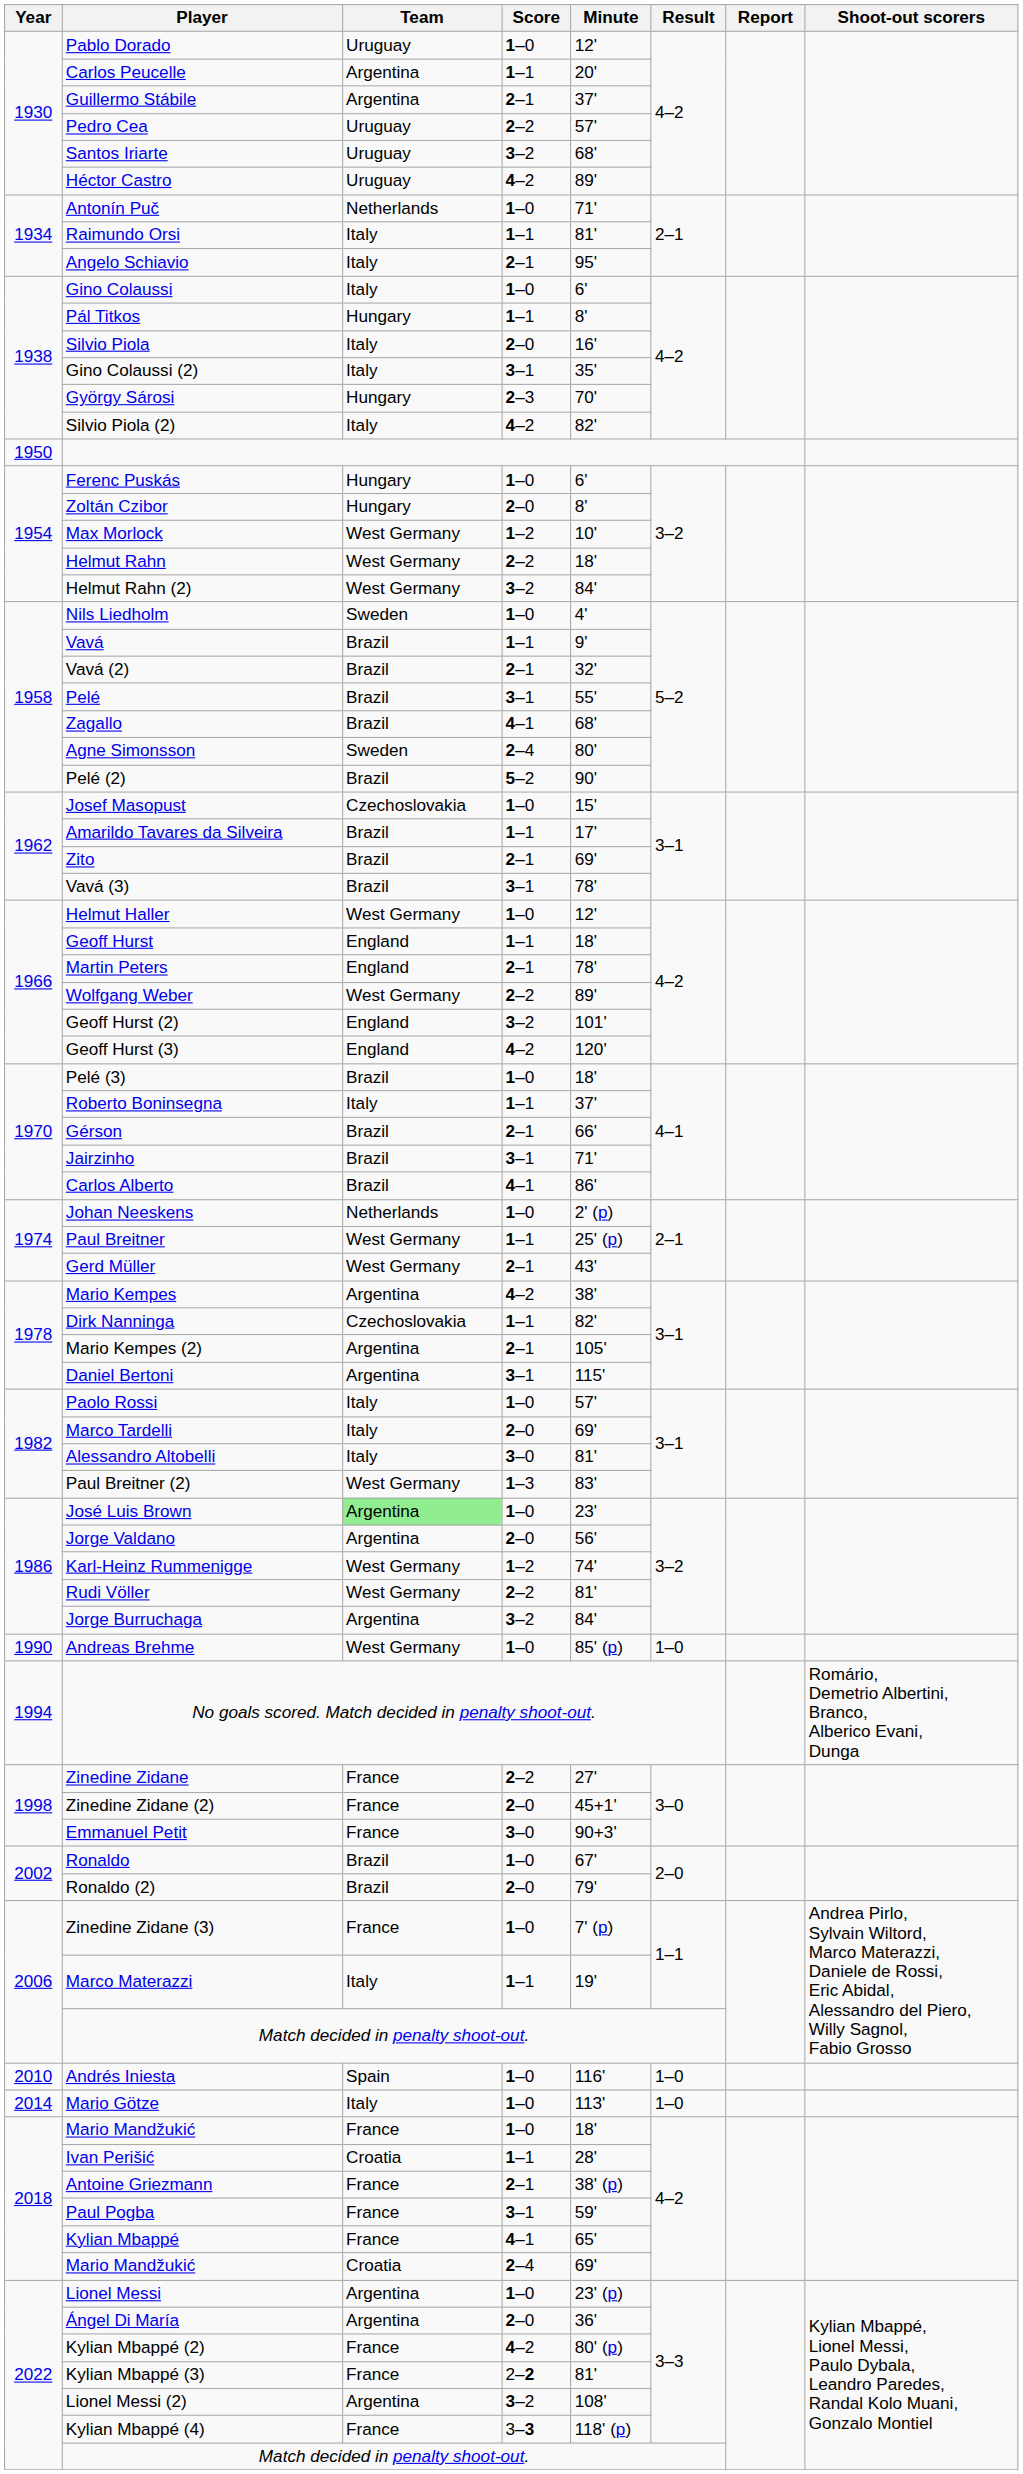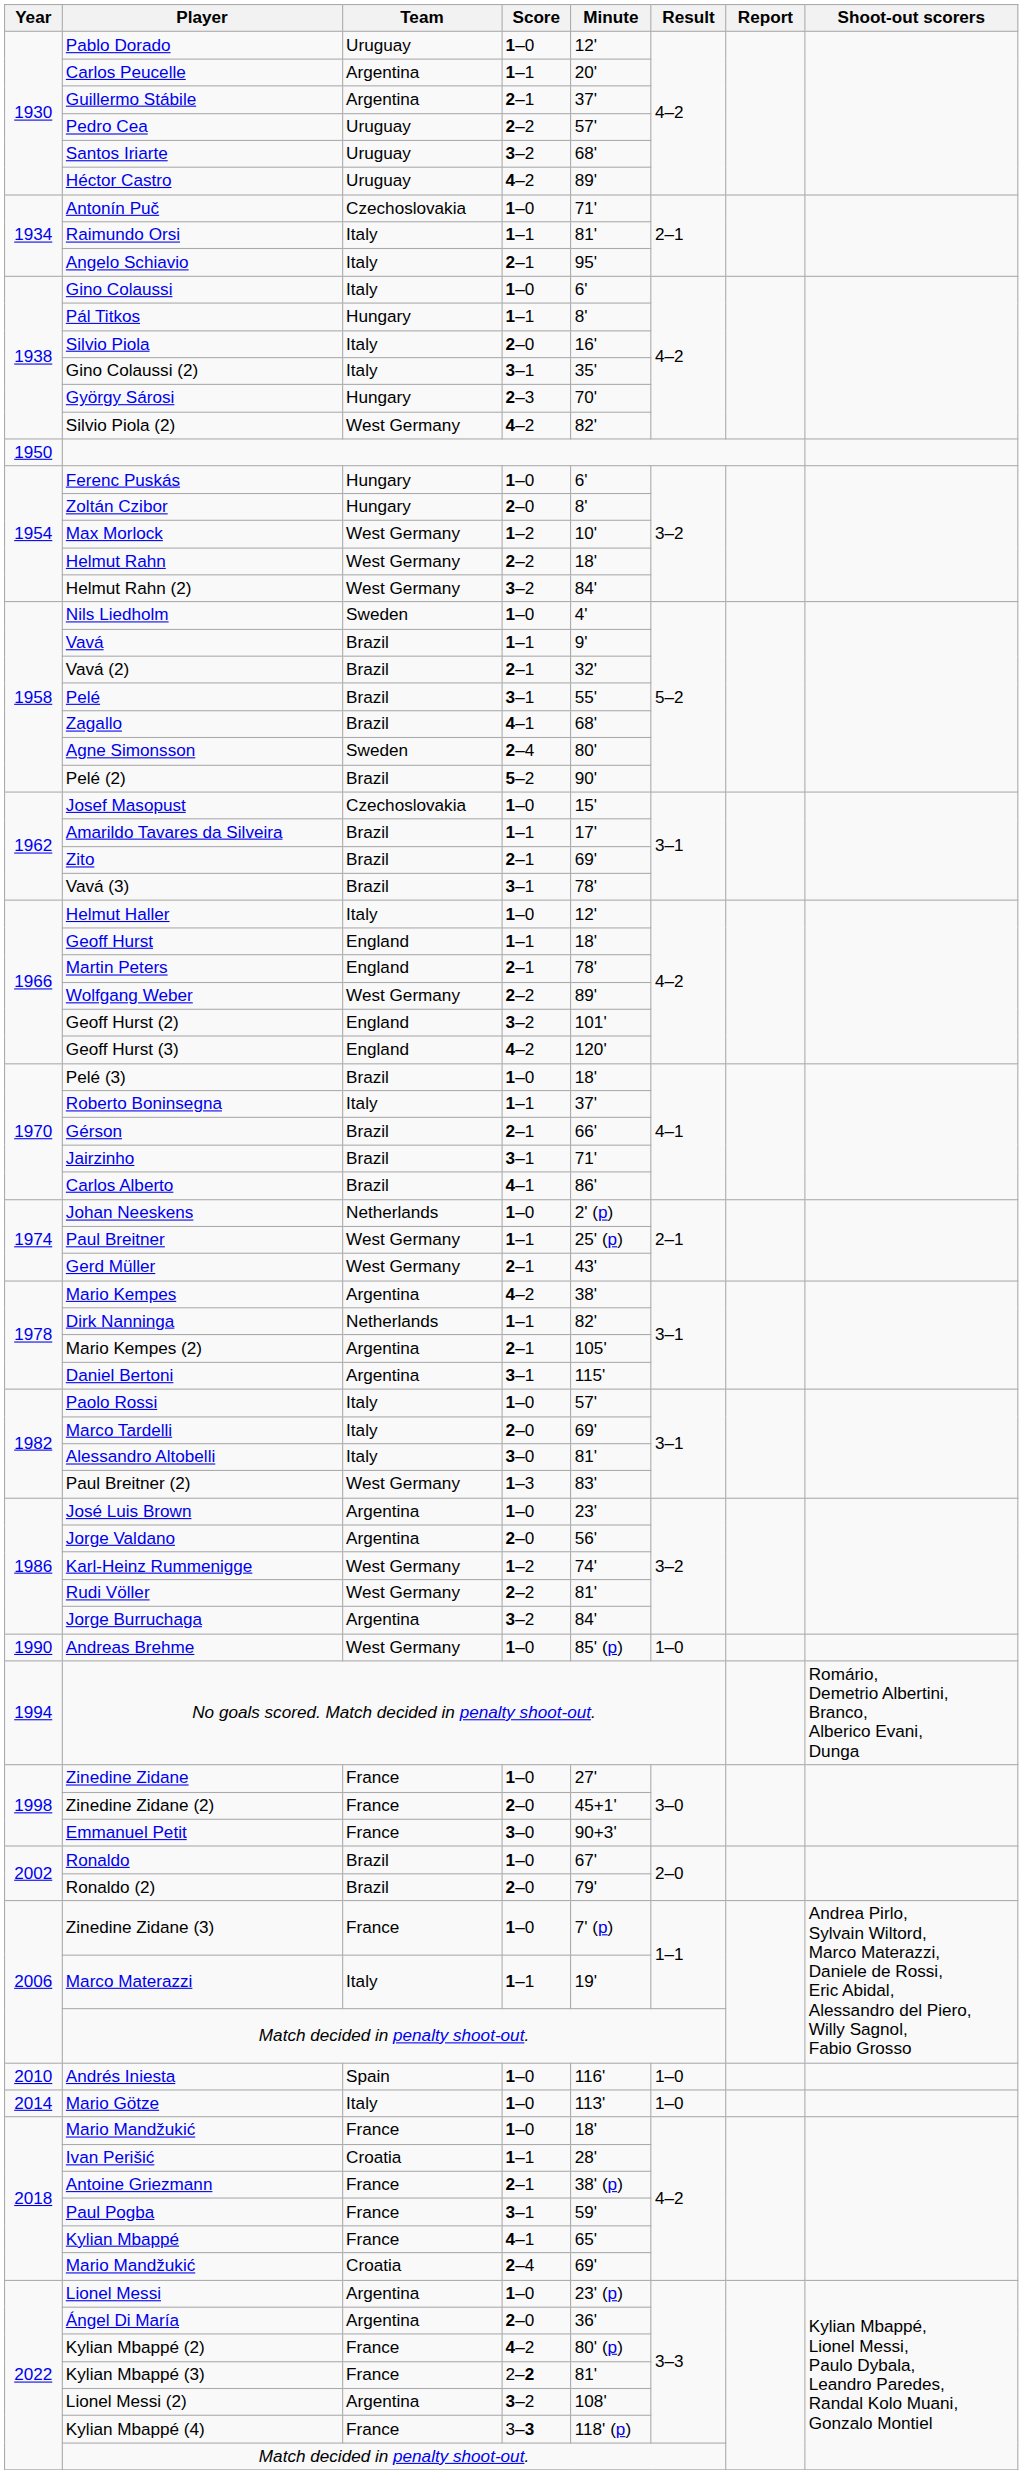(392, 208) Netherlands -> (406, 208) Czechoslovakia
(362, 425) Italy -> (403, 425) West Germany
(403, 914) West Germany -> (362, 914) Italy
(406, 1321) Czechoslovakia -> (392, 1321) Netherlands
(383, 1511) lightgreen background -> (383, 1511) no background
(520, 1778) 2–2 -> (520, 1778) 1–0
